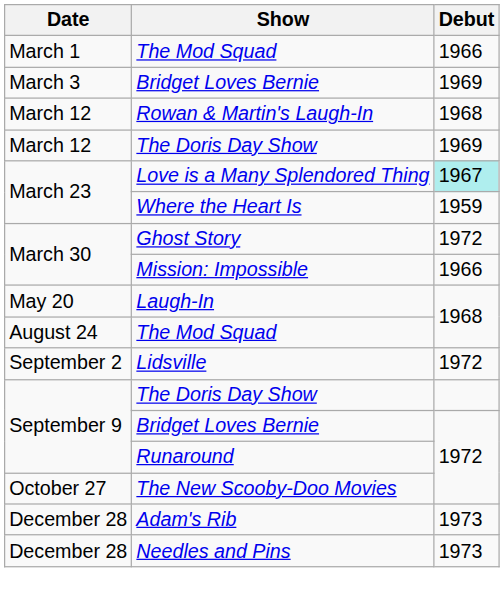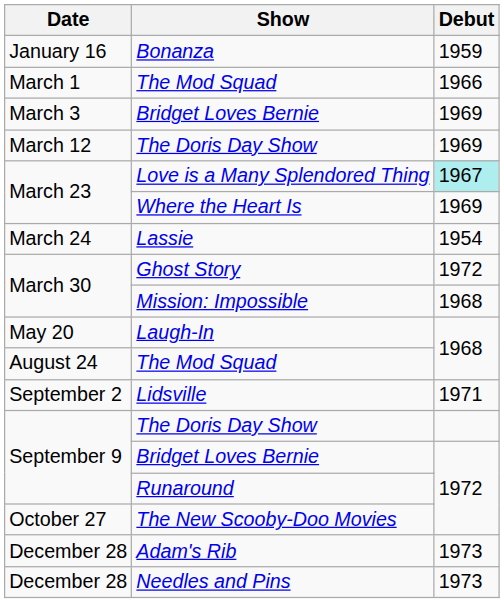+ row: (58, 51)
- row: (50, 113)
(461, 207) 1959 -> (461, 207) 1969
+ row: (50, 238)
(461, 269) 1966 -> (461, 301) 1968
(461, 363) 1972 -> (461, 394) 1971
